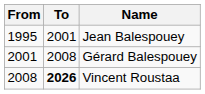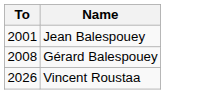- column: (24, 15)
(62, 78) bold -> (22, 78) normal
